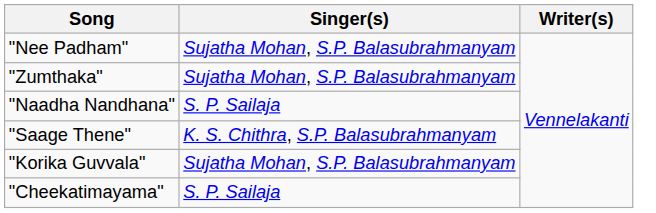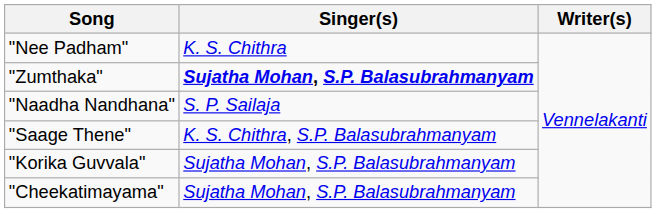(349, 47) Sujatha Mohan, S.P. Balasubrahmanyam -> (235, 47) K. S. Chithra
(349, 76) normal -> (358, 76) bold
(232, 192) S. P. Sailaja -> (349, 192) Sujatha Mohan, S.P. Balasubrahmanyam
